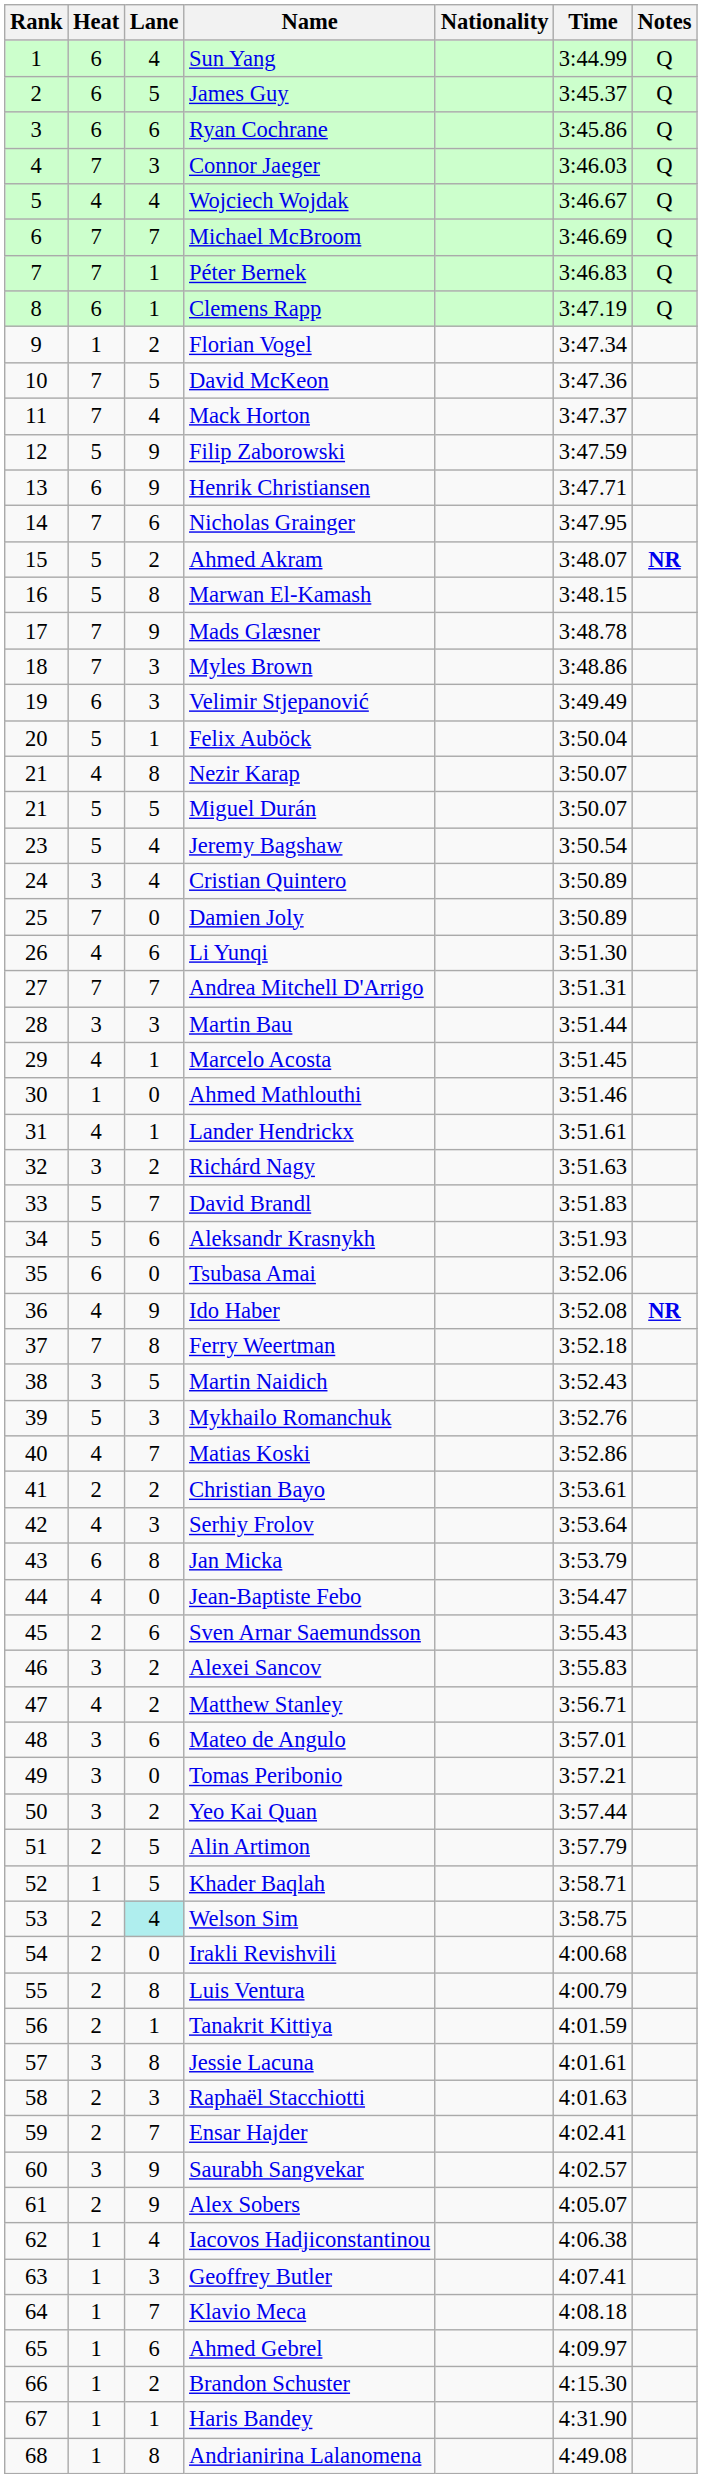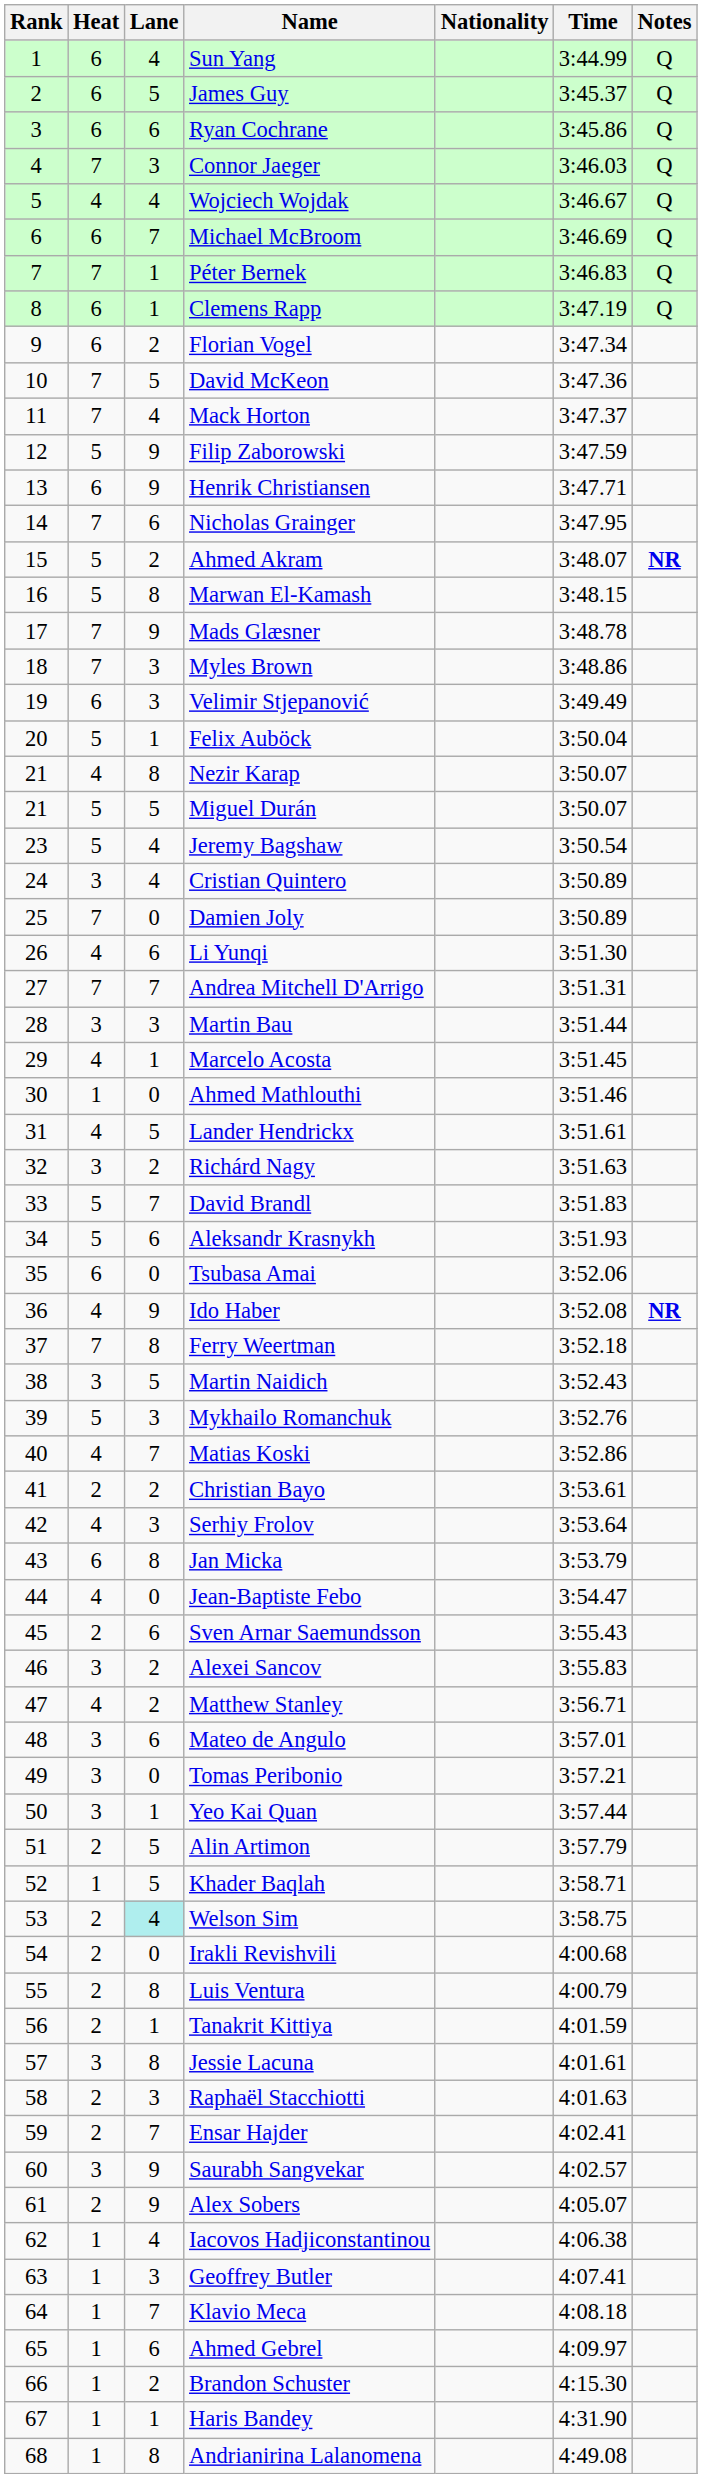(96, 237) 7 -> (96, 237) 6
(96, 344) 1 -> (96, 344) 6
(154, 1131) 1 -> (154, 1131) 5
(154, 1811) 2 -> (154, 1811) 1
